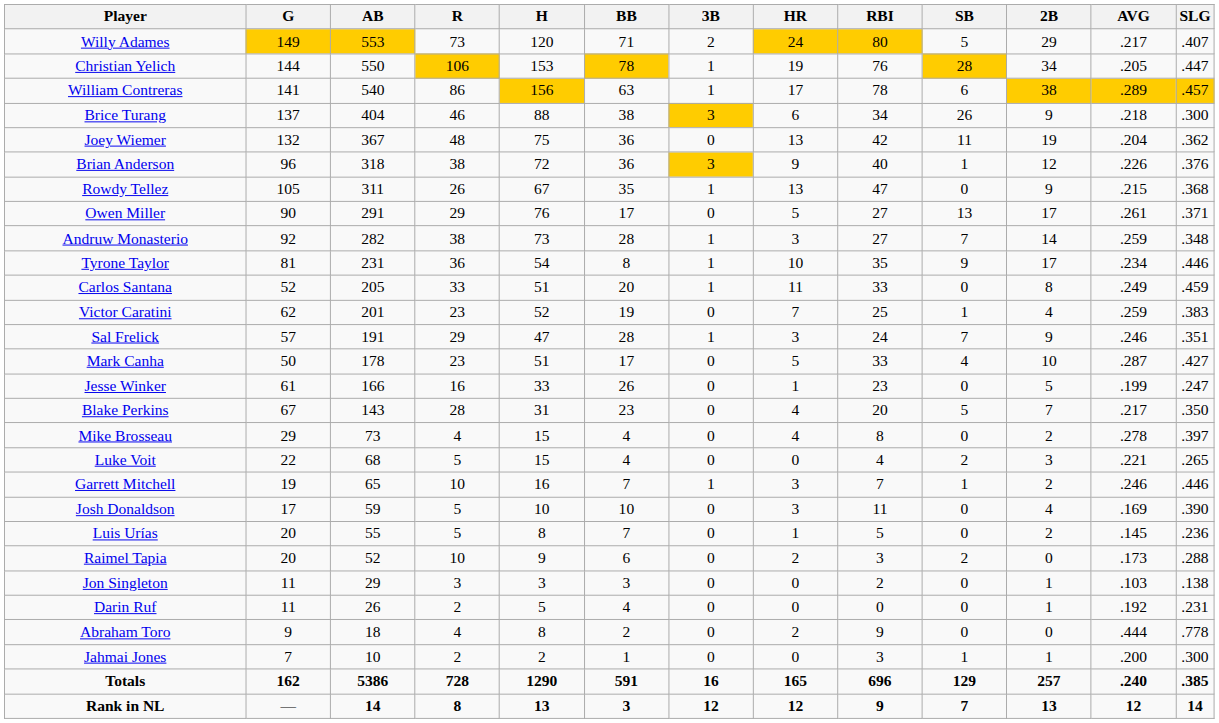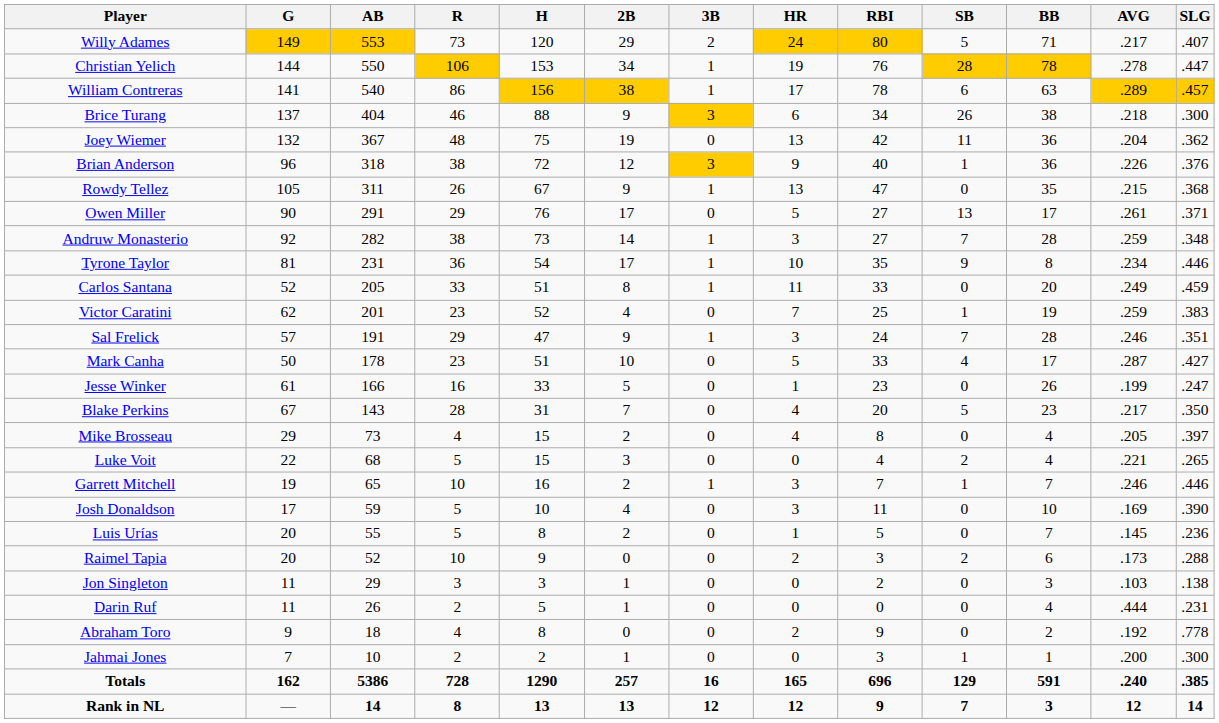columns swapped: (1049, 16) <-> (626, 16)
(1134, 66) .205 -> (1134, 66) .278
(1134, 435) .278 -> (1134, 435) .205
(1134, 607) .192 -> (1134, 607) .444
(1134, 632) .444 -> (1134, 632) .192
